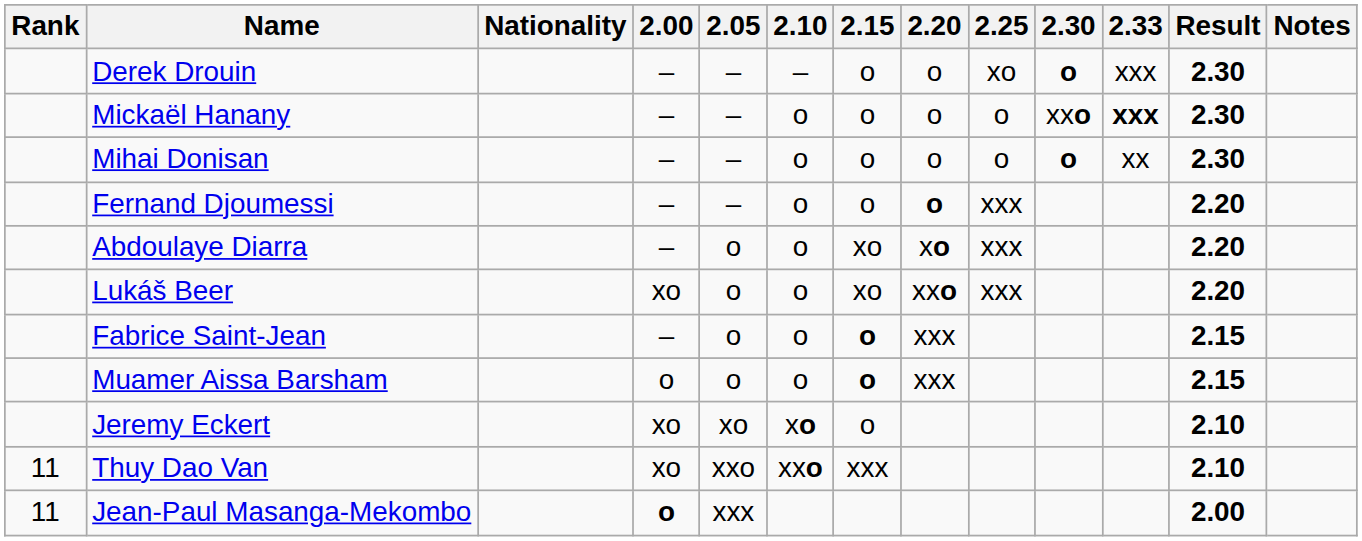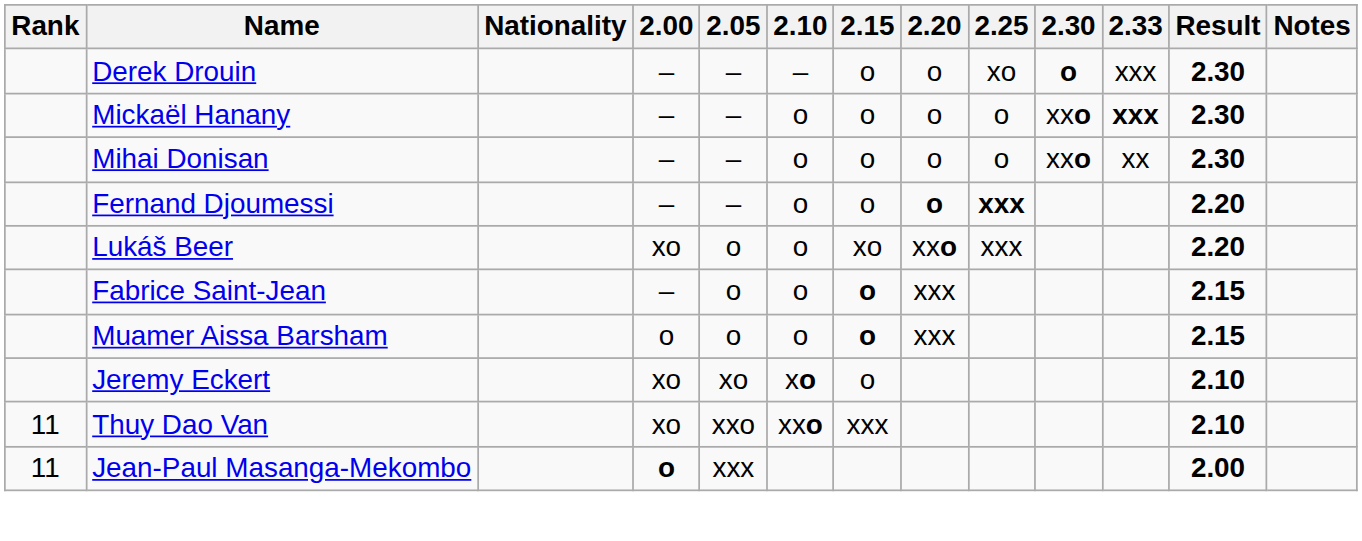(1068, 159) o -> (1068, 159) xxo
(1001, 203) normal -> (1001, 203) bold
- row: (200, 247)
